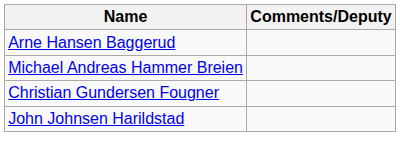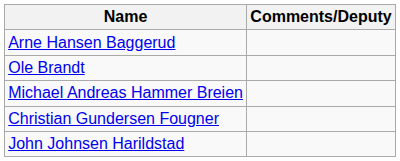+ row: (46, 67)
